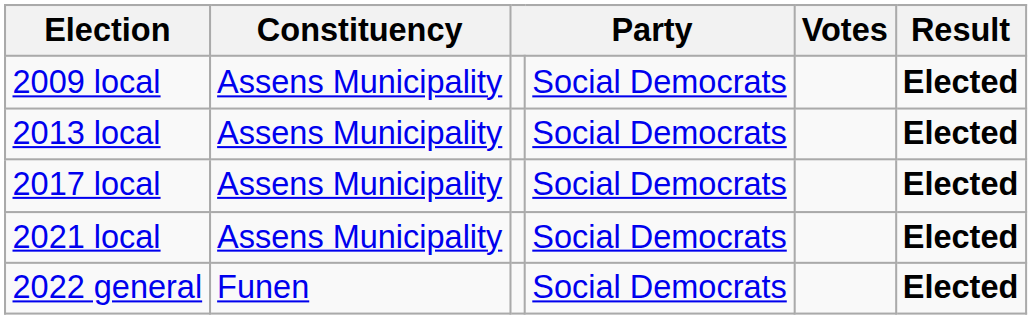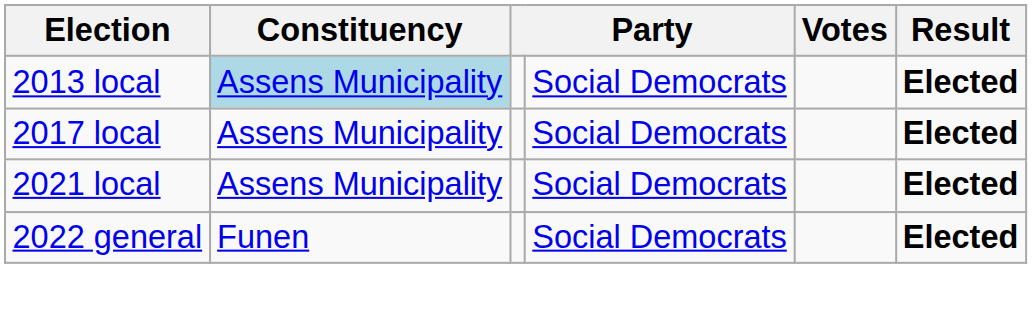- row: (87, 81)
(360, 133) no background -> (360, 81) lightblue background
